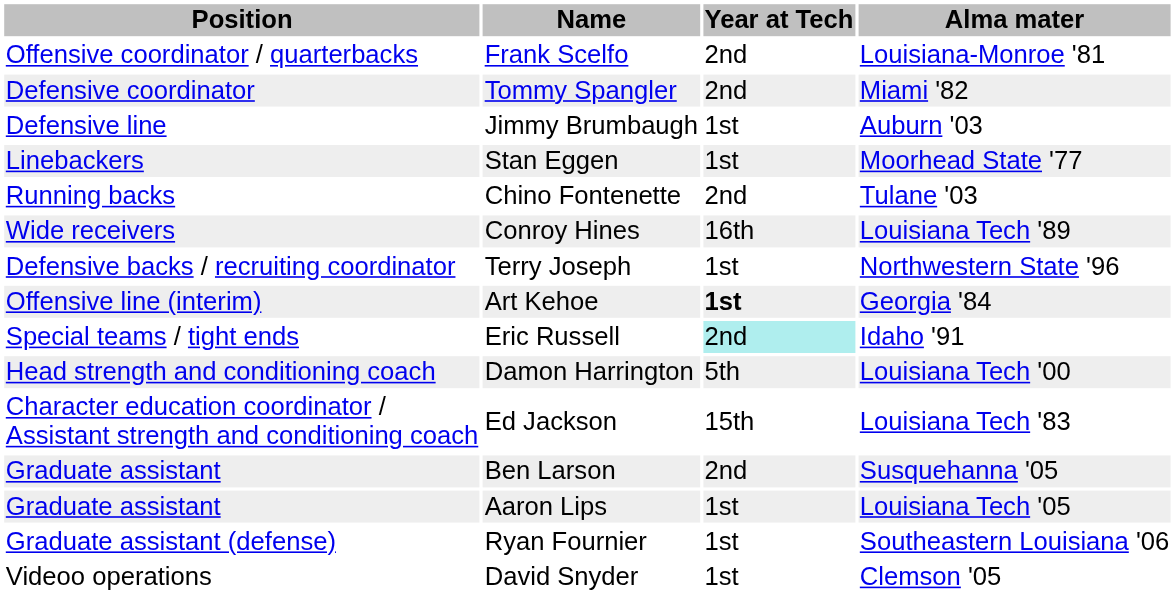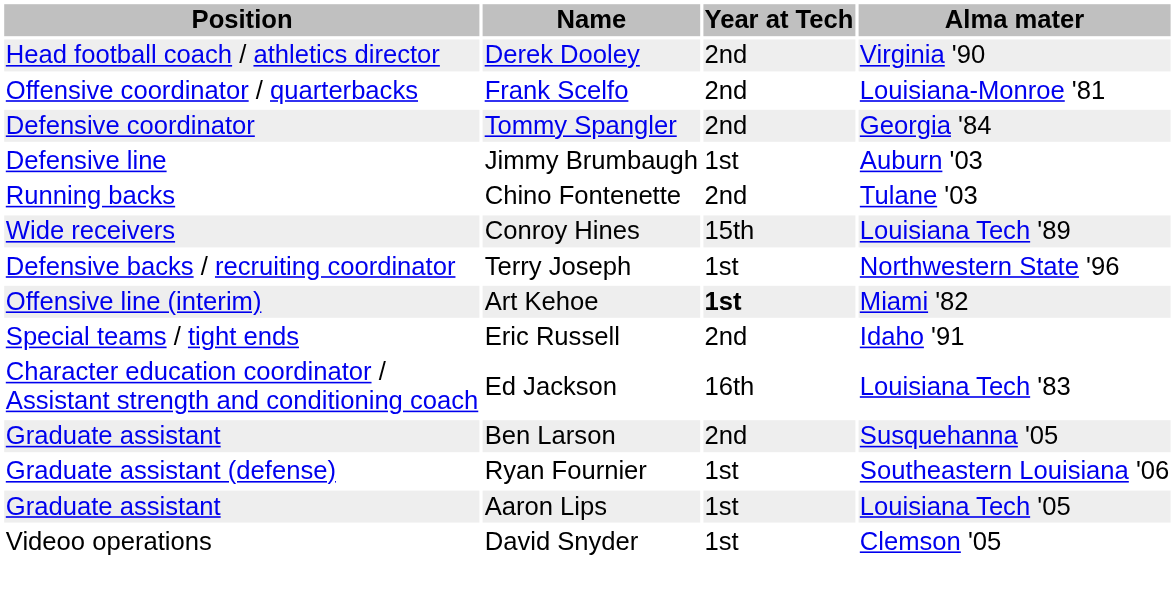+ row: (562, 55)
(914, 90) Miami '82 -> (926, 125) Georgia '84
- row: (552, 160)
(729, 231) 16th -> (729, 231) 15th
(926, 301) Georgia '84 -> (914, 301) Miami '82
(726, 336) paleturquoise background -> (726, 336) no background
- row: (589, 371)
(729, 421) 15th -> (729, 386) 16th
rows swapped: (566, 541) <-> (546, 506)
